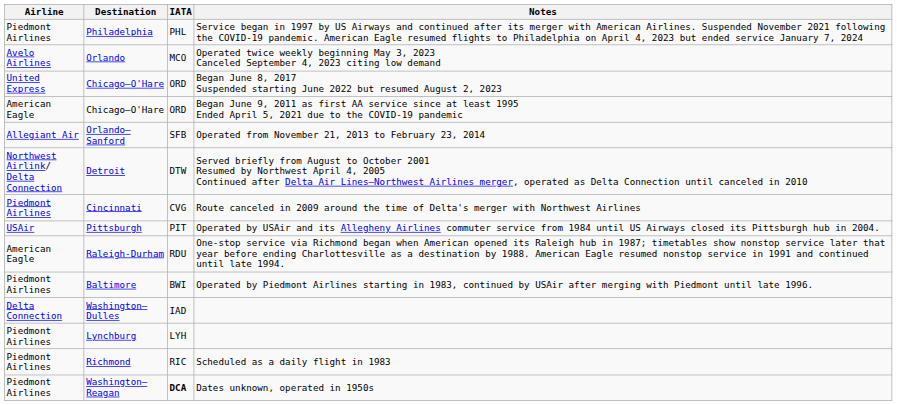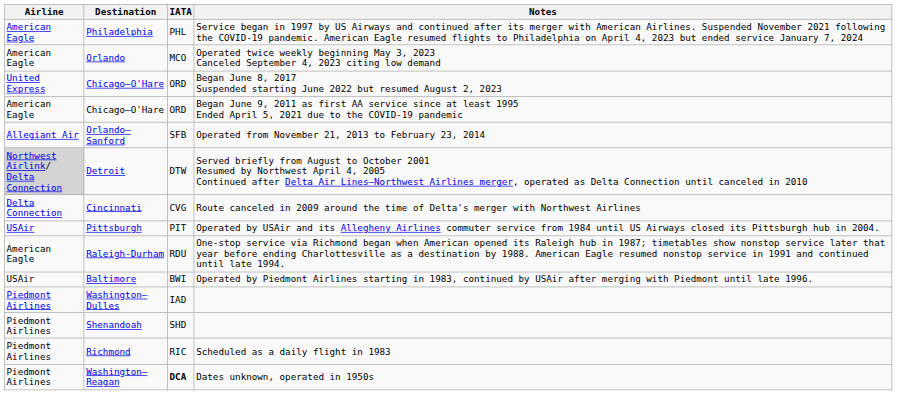(29, 32) Piedmont Airlines -> (29, 32) American Eagle
(29, 58) Avelo Airlines -> (29, 58) American Eagle
(34, 171) no background -> (34, 171) lightgrey background
(29, 208) Piedmont Airlines -> (34, 208) Delta Connection
(29, 285) Piedmont Airlines -> (20, 279) USAir
(34, 310) Delta Connection -> (29, 300) Piedmont Airlines
- row: (111, 336)
+ row: (114, 326)
